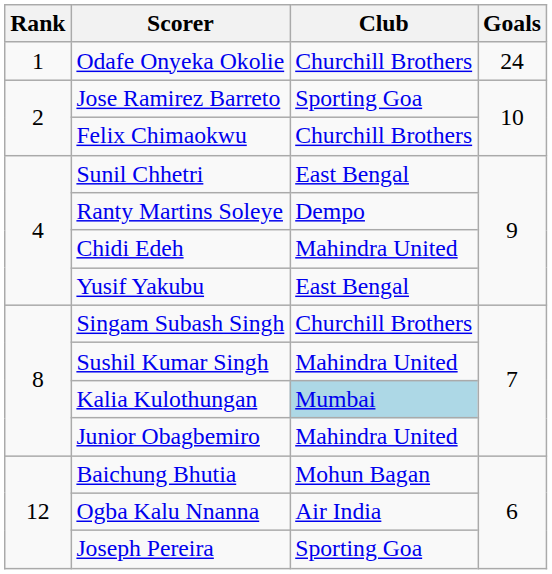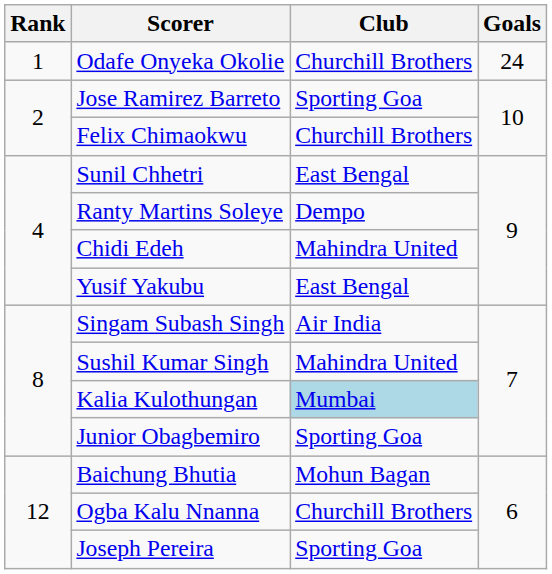(384, 323) Churchill Brothers -> (338, 323) Air India
(376, 436) Mahindra United -> (359, 436) Sporting Goa
(338, 511) Air India -> (384, 511) Churchill Brothers
